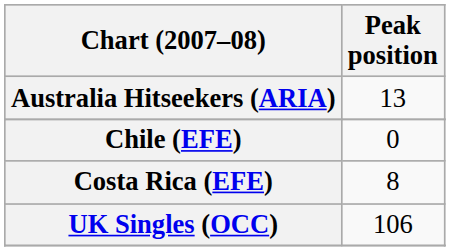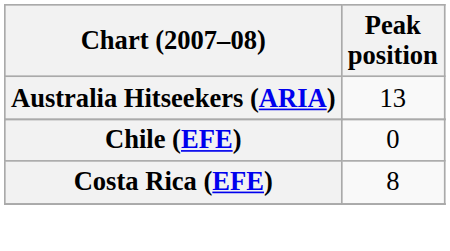- row: (173, 223)
